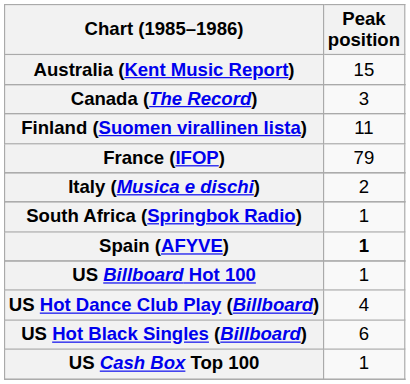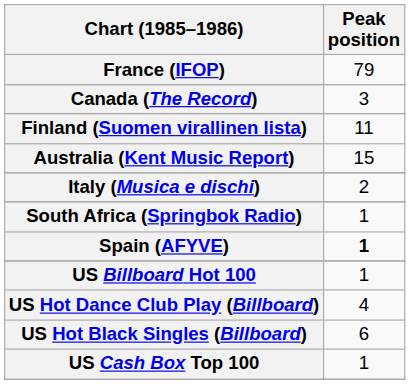rows swapped: (164, 69) <-> (164, 157)
